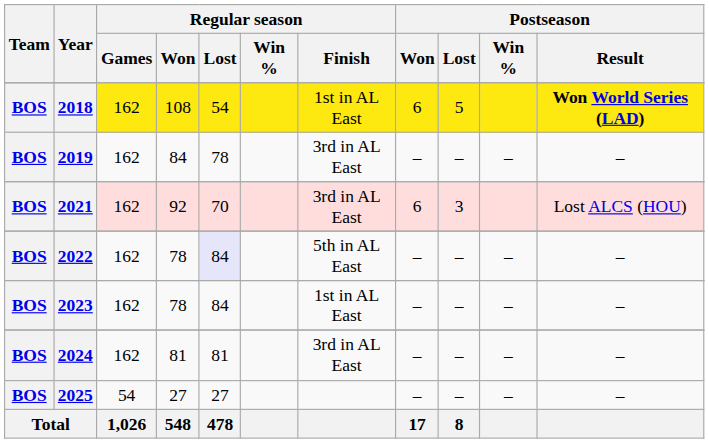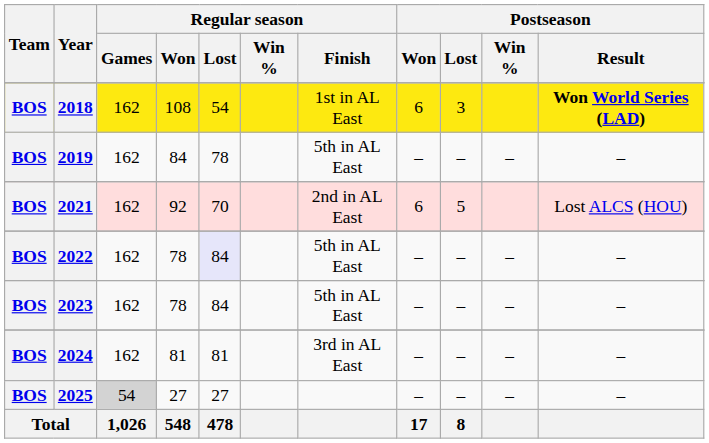(459, 107) 5 -> (461, 107) 3
(347, 157) 3rd in AL East -> (347, 157) 5th in AL East
(347, 206) 3rd in AL East -> (347, 206) 2nd in AL East
(459, 206) 3 -> (461, 206) 5
(347, 305) 1st in AL East -> (347, 305) 5th in AL East
(127, 394) no background -> (127, 394) lightgrey background
